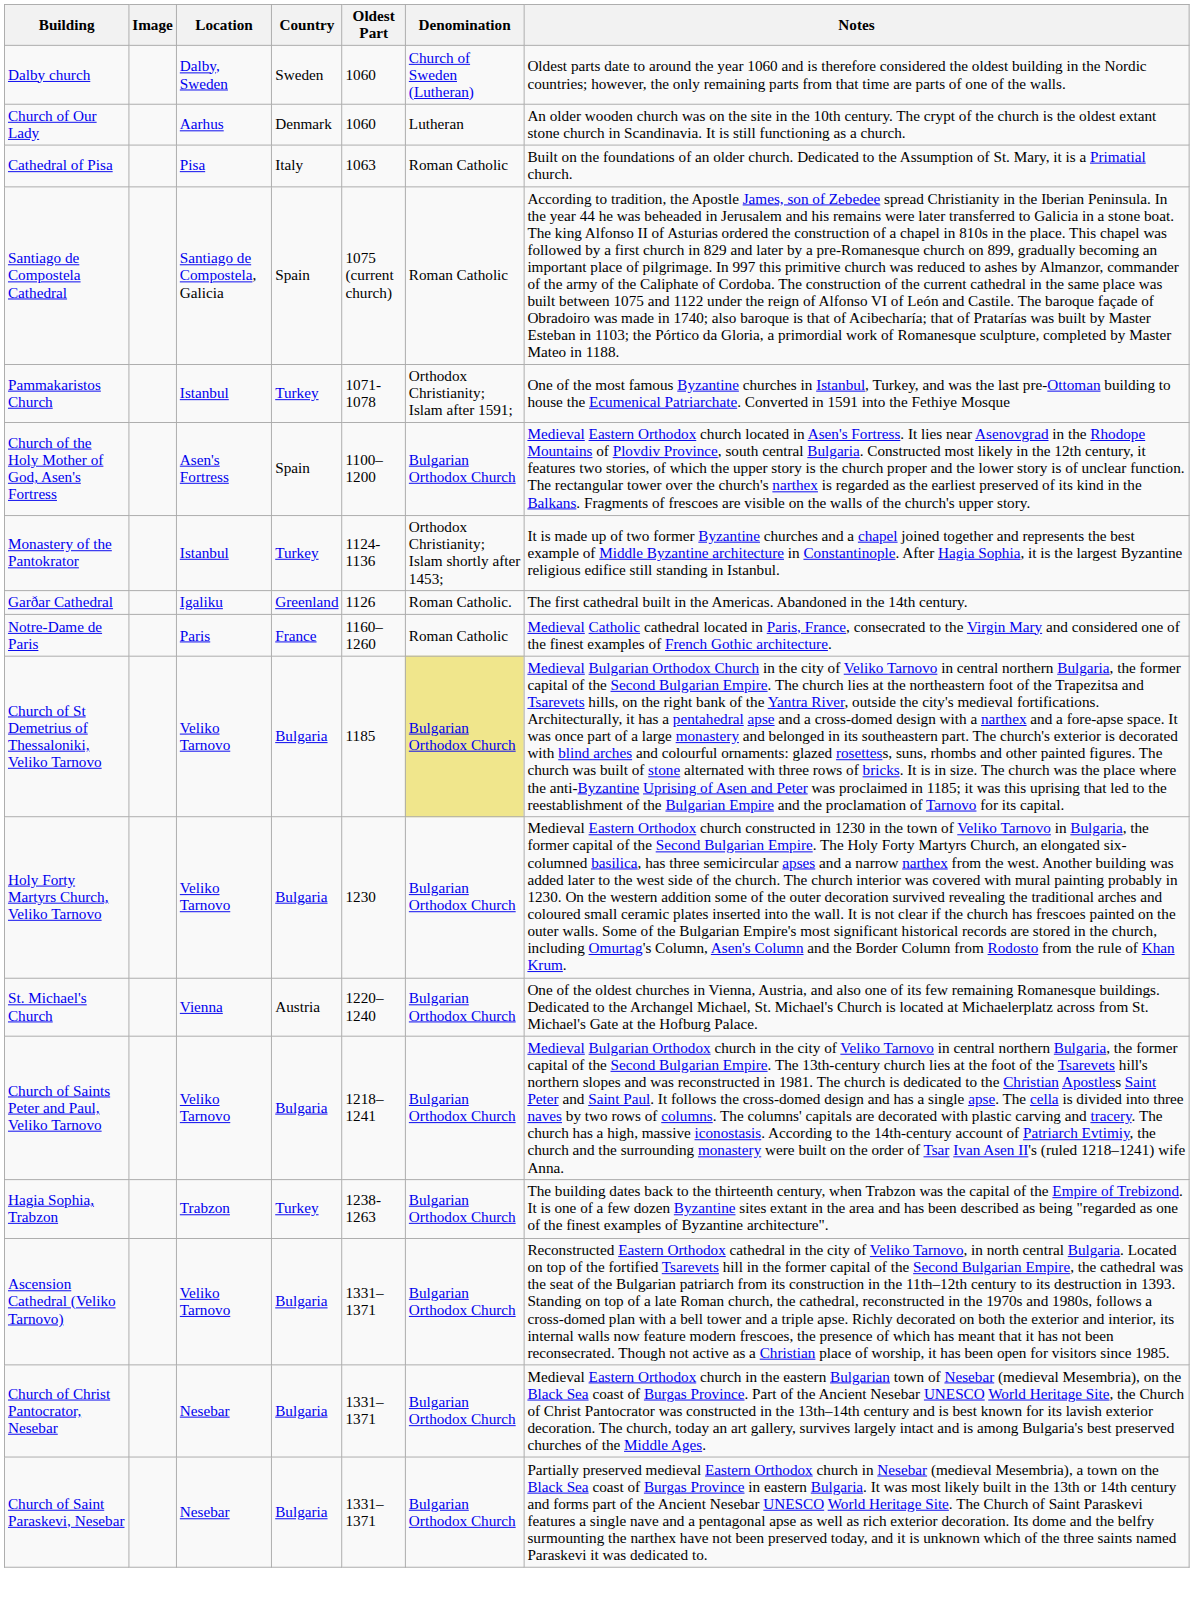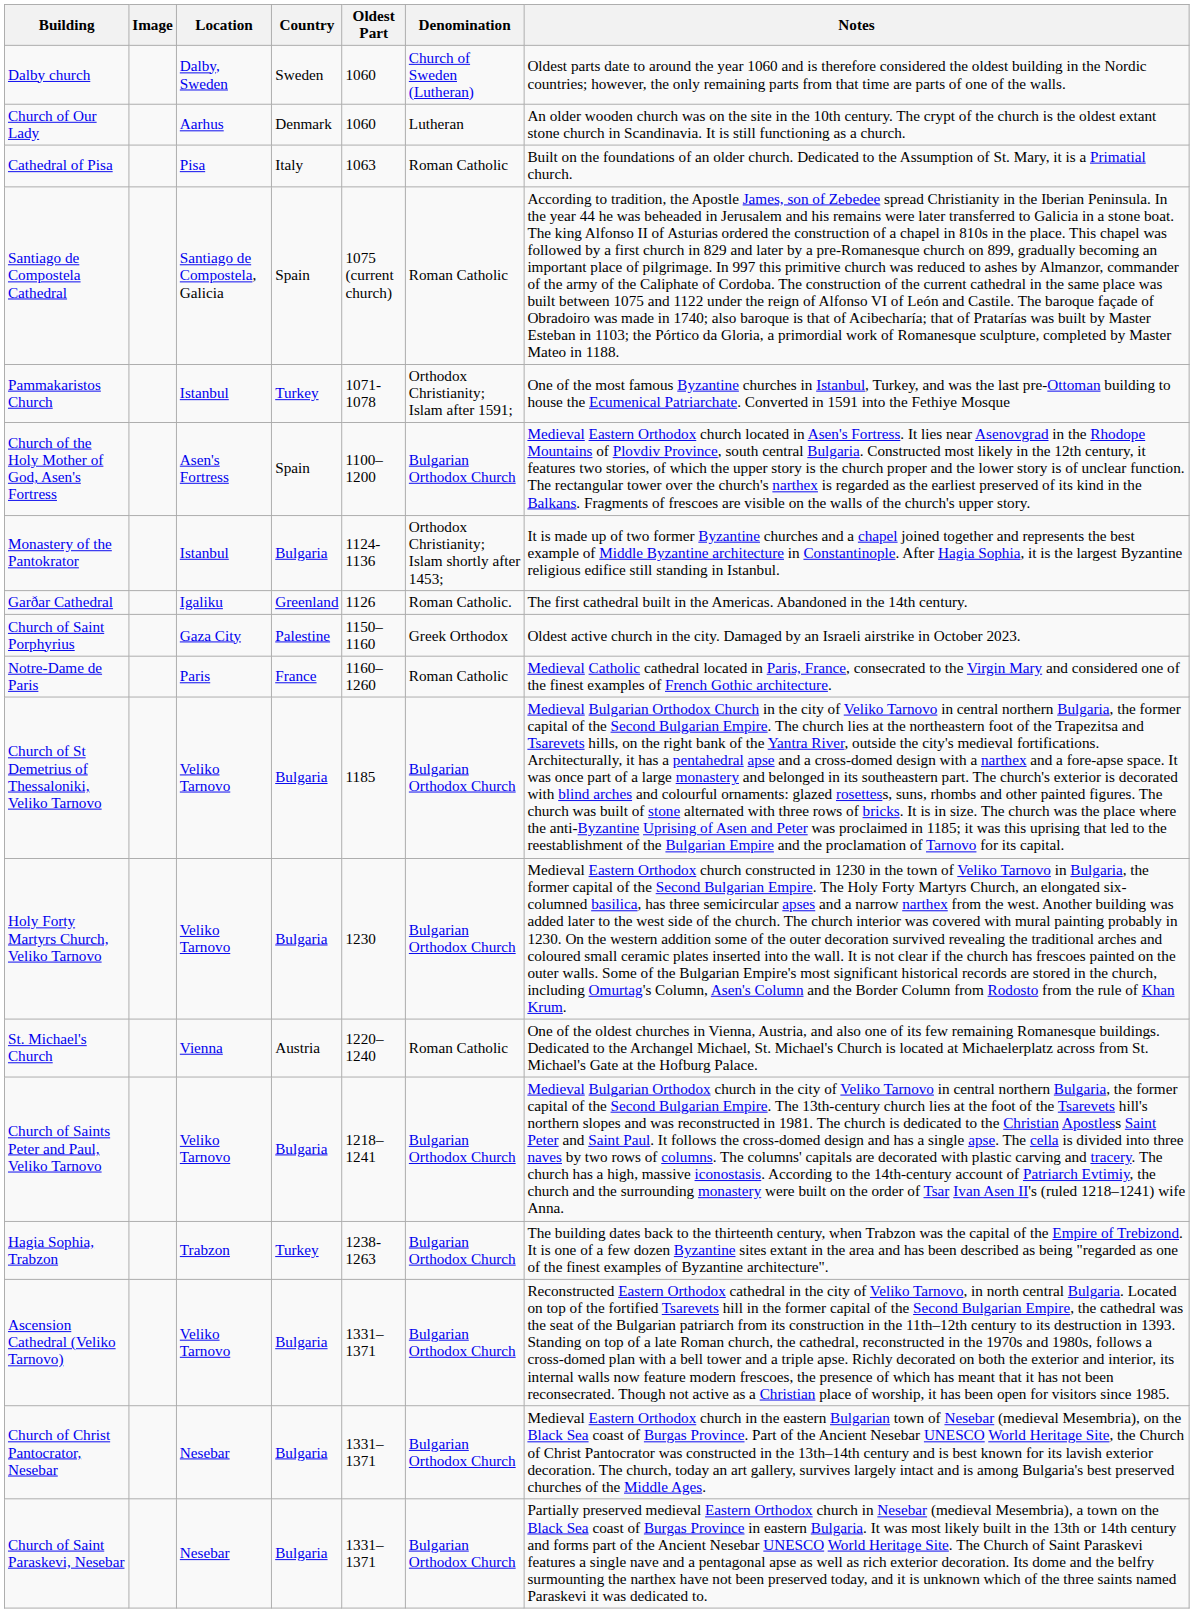(297, 552) Turkey -> (301, 552) Bulgaria
+ row: (56, 635)
(462, 736) khaki background -> (462, 777) no background
(462, 1006) Bulgarian Orthodox Church -> (458, 1048) Roman Catholic
